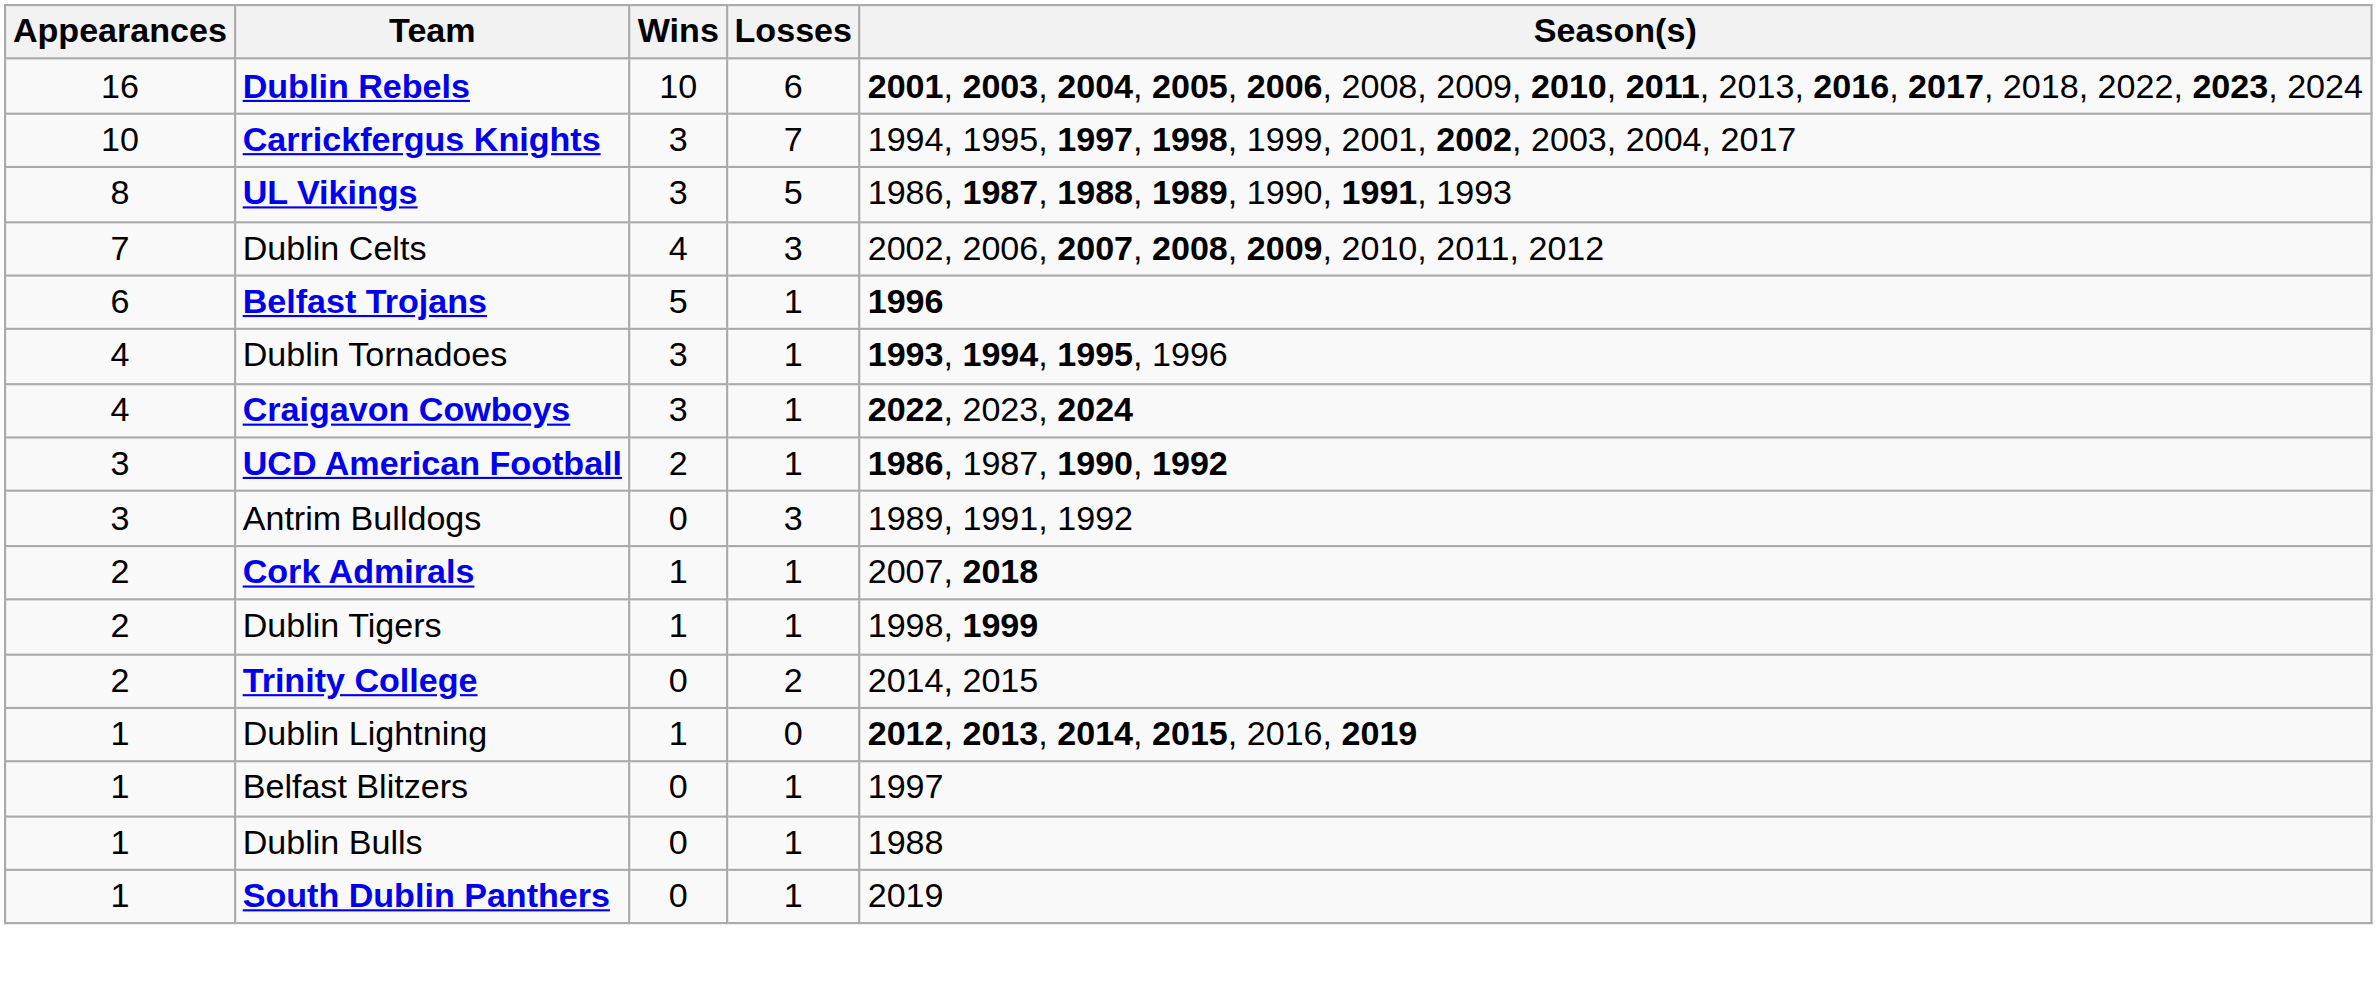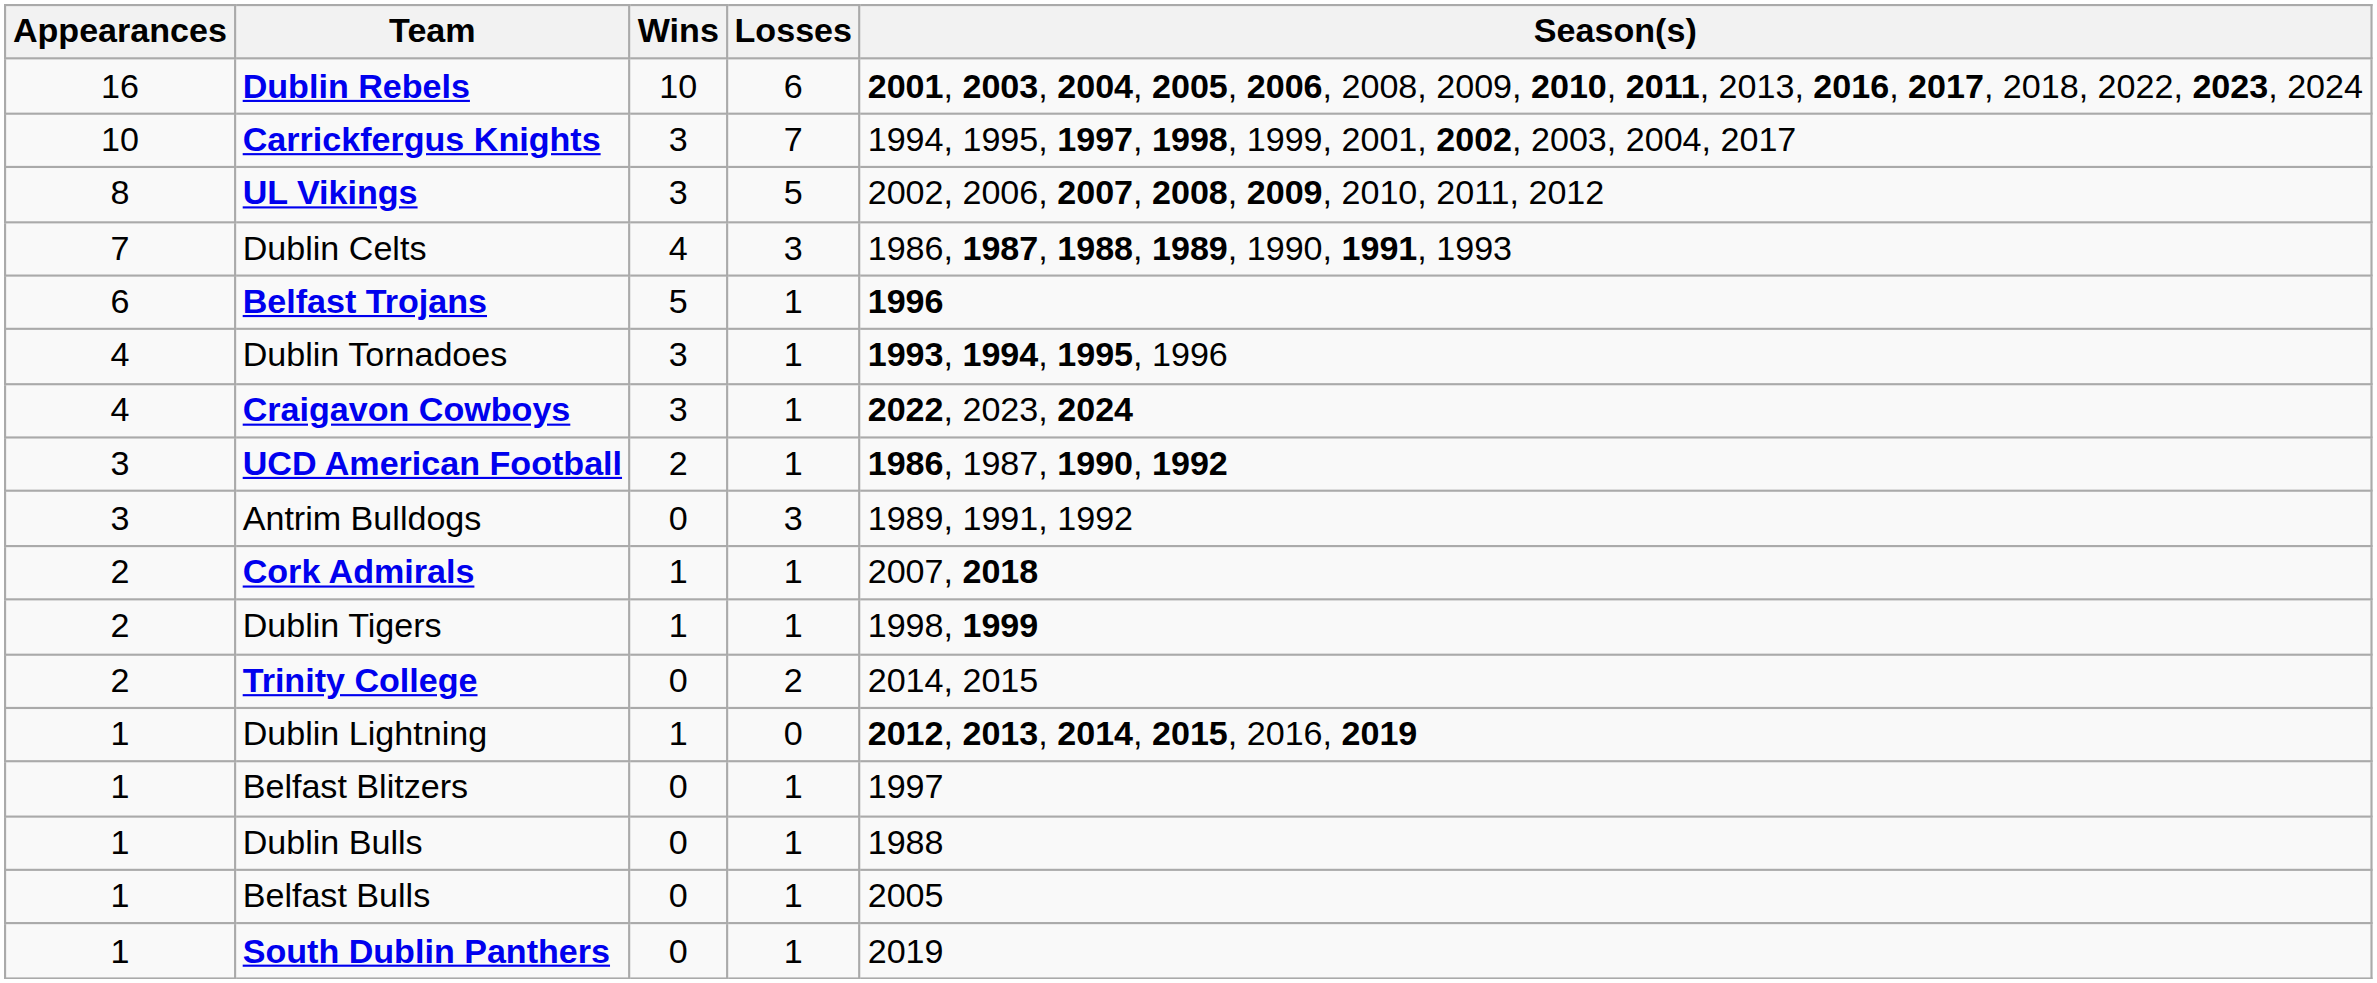(1190, 193) 1986, 1987, 1988, 1989, 1990, 1991, 1993 -> (1236, 193) 2002, 2006, 2007, 2008, 2009, 2010, 2011, 2012
(1236, 247) 2002, 2006, 2007, 2008, 2009, 2010, 2011, 2012 -> (1190, 247) 1986, 1987, 1988, 1989, 1990, 1991, 1993
+ row: (336, 896)
